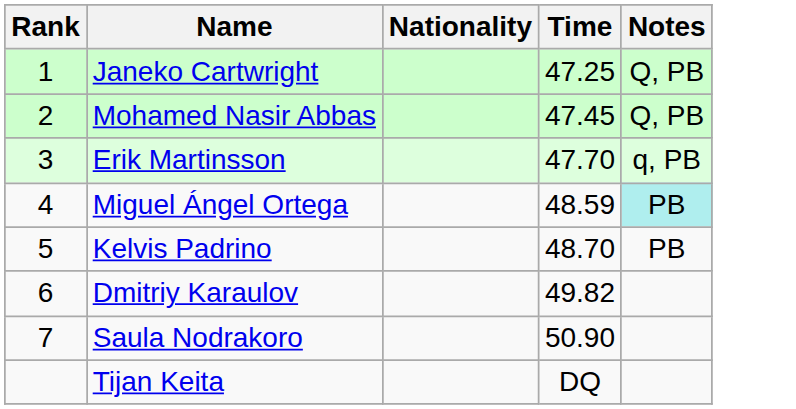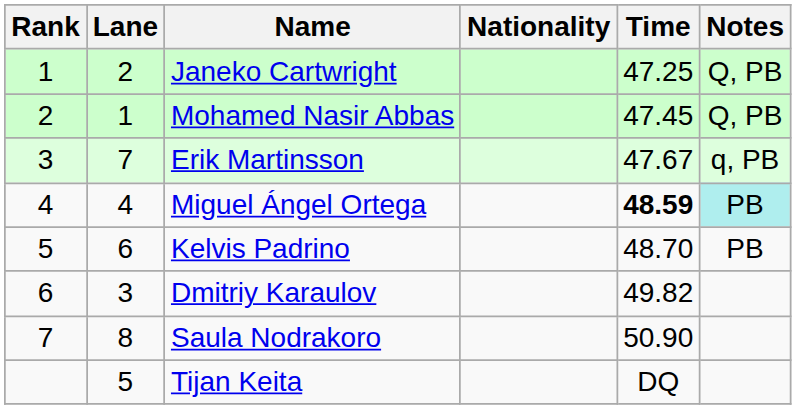+ column: (125, 26)
(580, 159) 47.70 -> (658, 159) 47.67
(580, 204) normal -> (658, 204) bold
